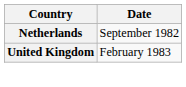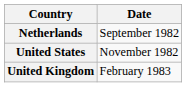+ row: (51, 52)
